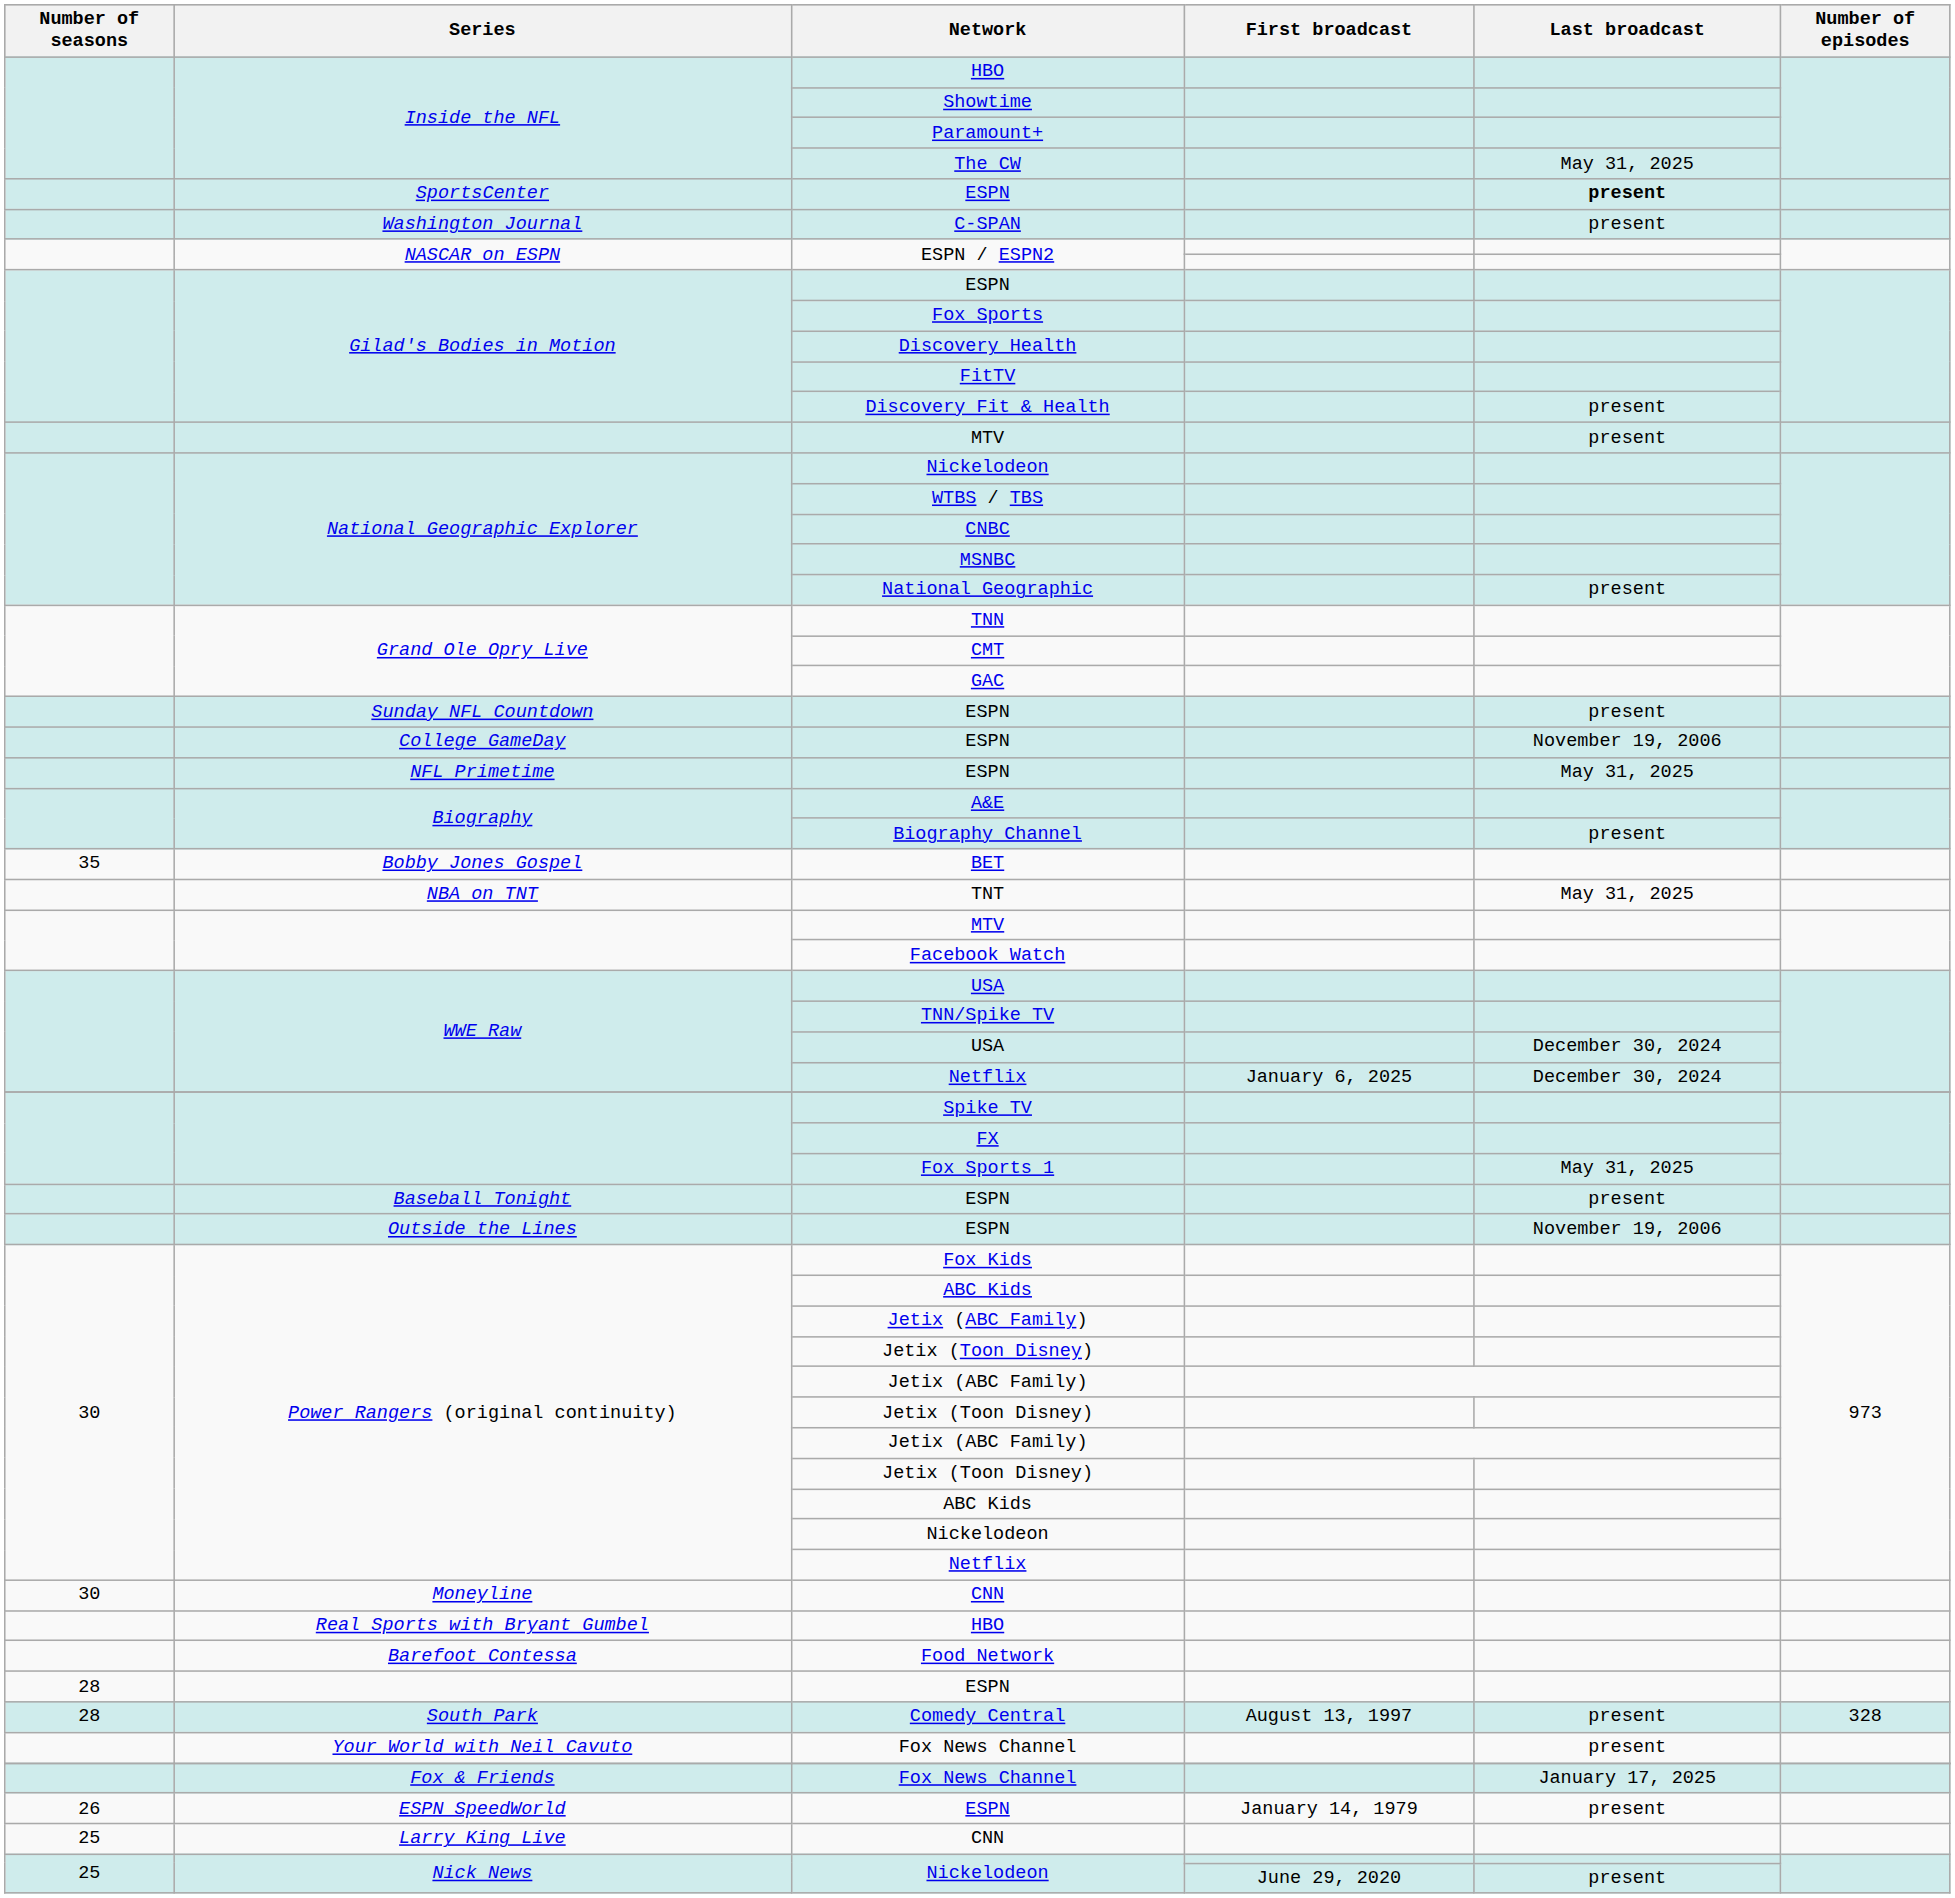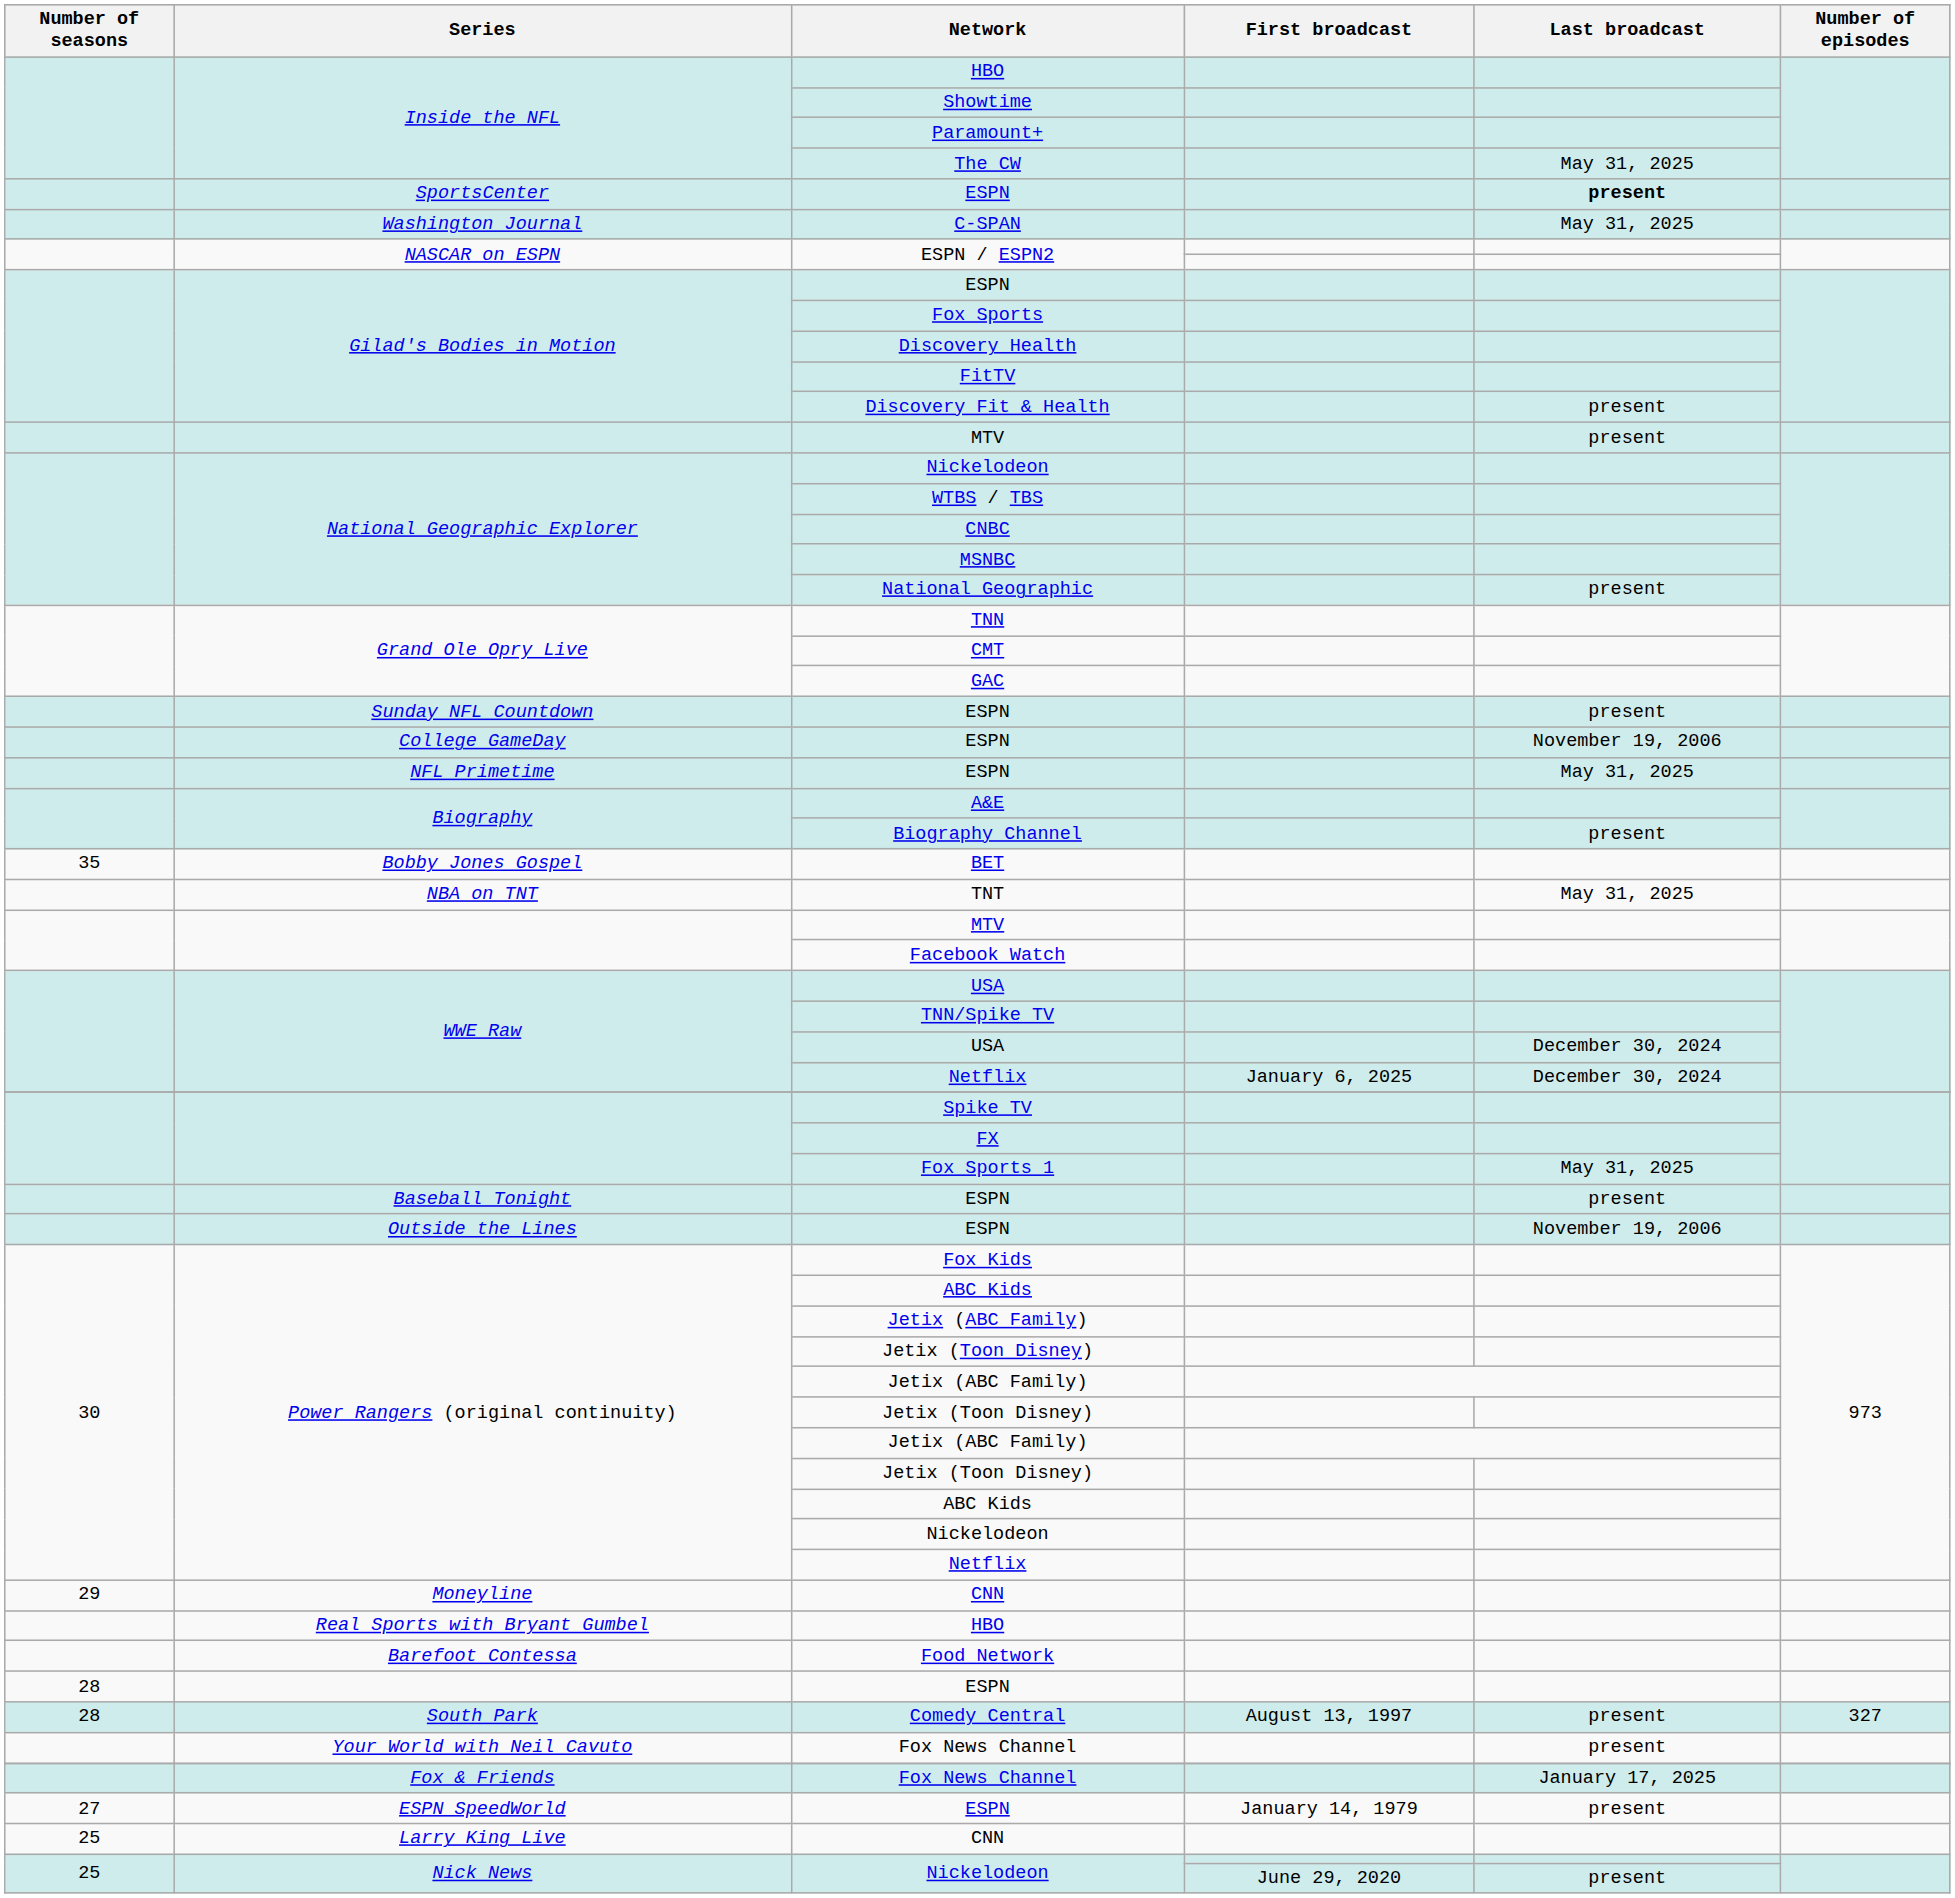(1627, 224) present -> (1627, 224) May 31, 2025
(89, 1595) 30 -> (89, 1595) 29
(1865, 1717) 328 -> (1865, 1717) 327
(89, 1808) 26 -> (89, 1808) 27
